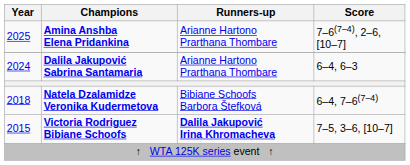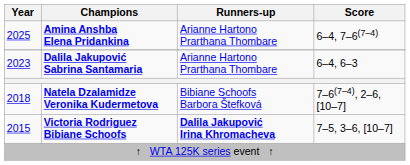(349, 36) 7–6(7–4), 2–6, [10–7] -> (347, 35) 6–4, 7–6(7–4)
(19, 67) 2024 -> (19, 64) 2023
(347, 100) 6–4, 7–6(7–4) -> (349, 99) 7–6(7–4), 2–6, [10–7]
